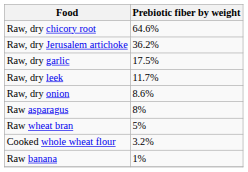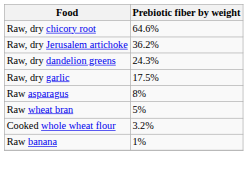+ row: (61, 61)
- row: (35, 77)
- row: (38, 93)
